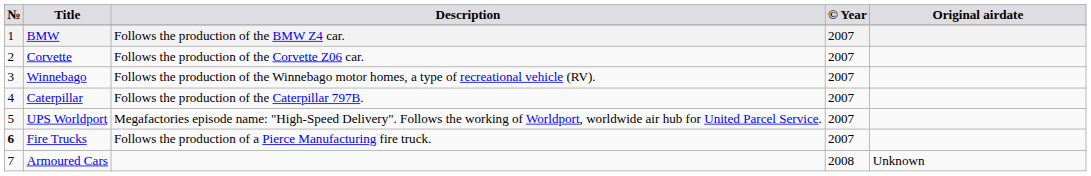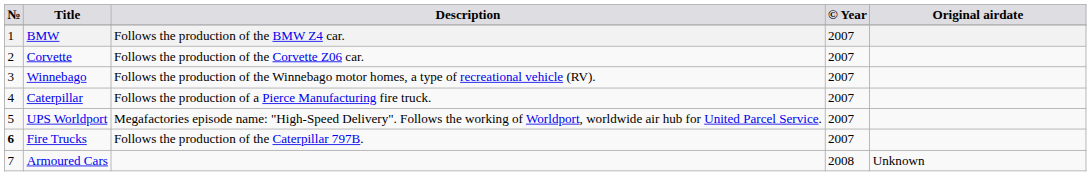(239, 98) Follows the production of the Caterpillar 797B. -> (273, 98) Follows the production of a Pierce Manufacturing fire truck.
(273, 139) Follows the production of a Pierce Manufacturing fire truck. -> (239, 139) Follows the production of the Caterpillar 797B.
